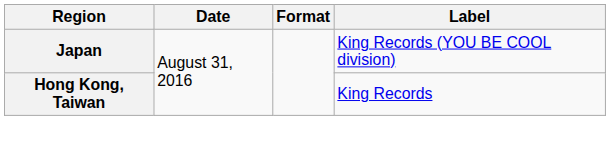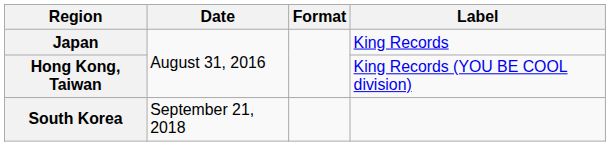(444, 51) King Records (YOU BE COOL division) -> (401, 42) King Records
(385, 94) King Records -> (461, 76) King Records (YOU BE COOL division)
+ row: (76, 119)
